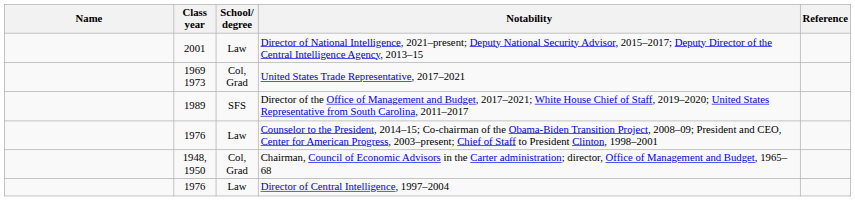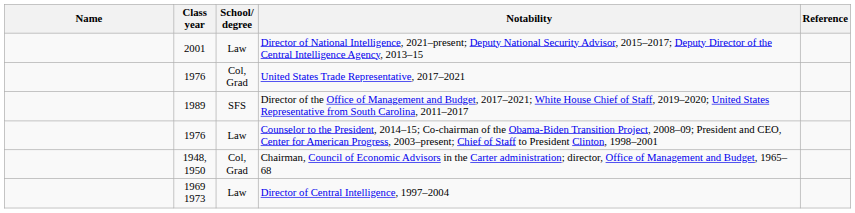(195, 77) 1969 1973 -> (195, 77) 1976
(195, 187) 1976 -> (195, 193) 1969 1973
